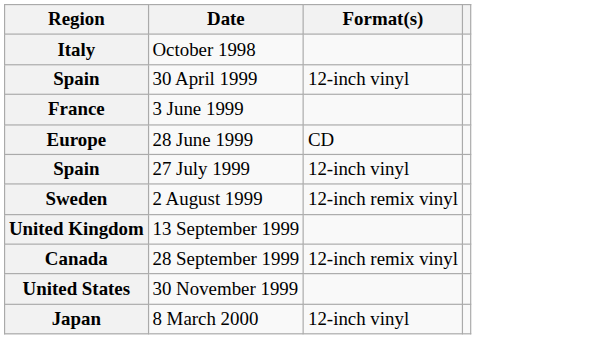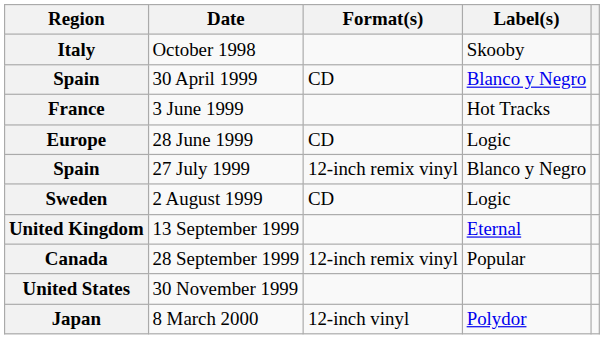+ column: (526, 19)
(359, 79) 12-inch vinyl -> (321, 79) CD
(359, 169) 12-inch vinyl -> (383, 169) 12-inch remix vinyl
(383, 199) 12-inch remix vinyl -> (321, 199) CD
